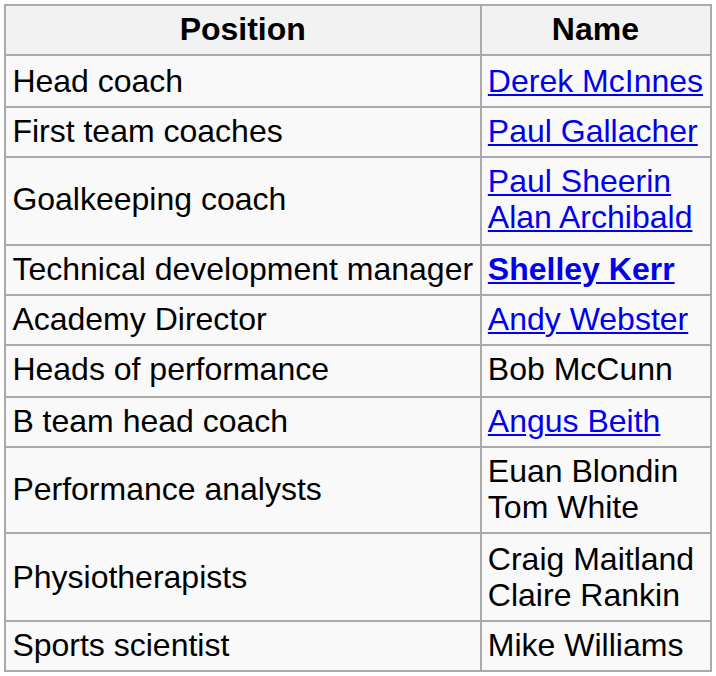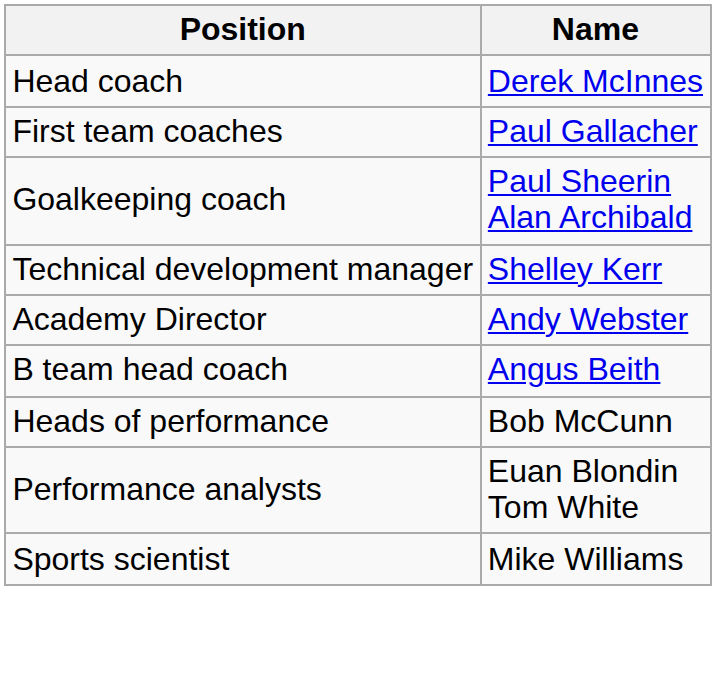(581, 268) bold -> (575, 268) normal
rows swapped: (150, 421) <-> (171, 370)
- row: (130, 576)
